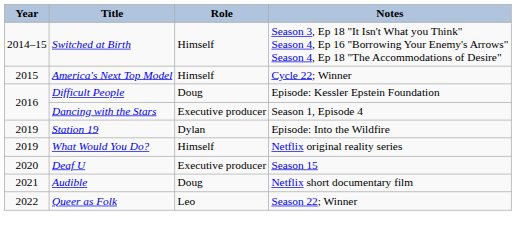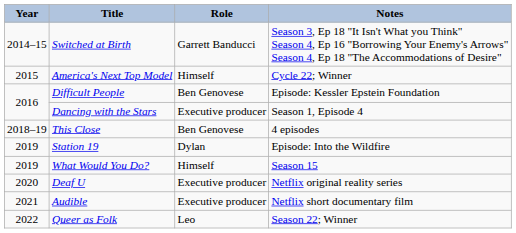(196, 44) Himself -> (216, 44) Garrett Banducci
(190, 93) Doug -> (211, 93) Ben Genovese
+ row: (76, 129)
(337, 147) Netflix original reality series -> (295, 165) Season 15
(295, 165) Season 15 -> (337, 183) Netflix original reality series
(190, 183) Doug -> (222, 201) Executive producer
